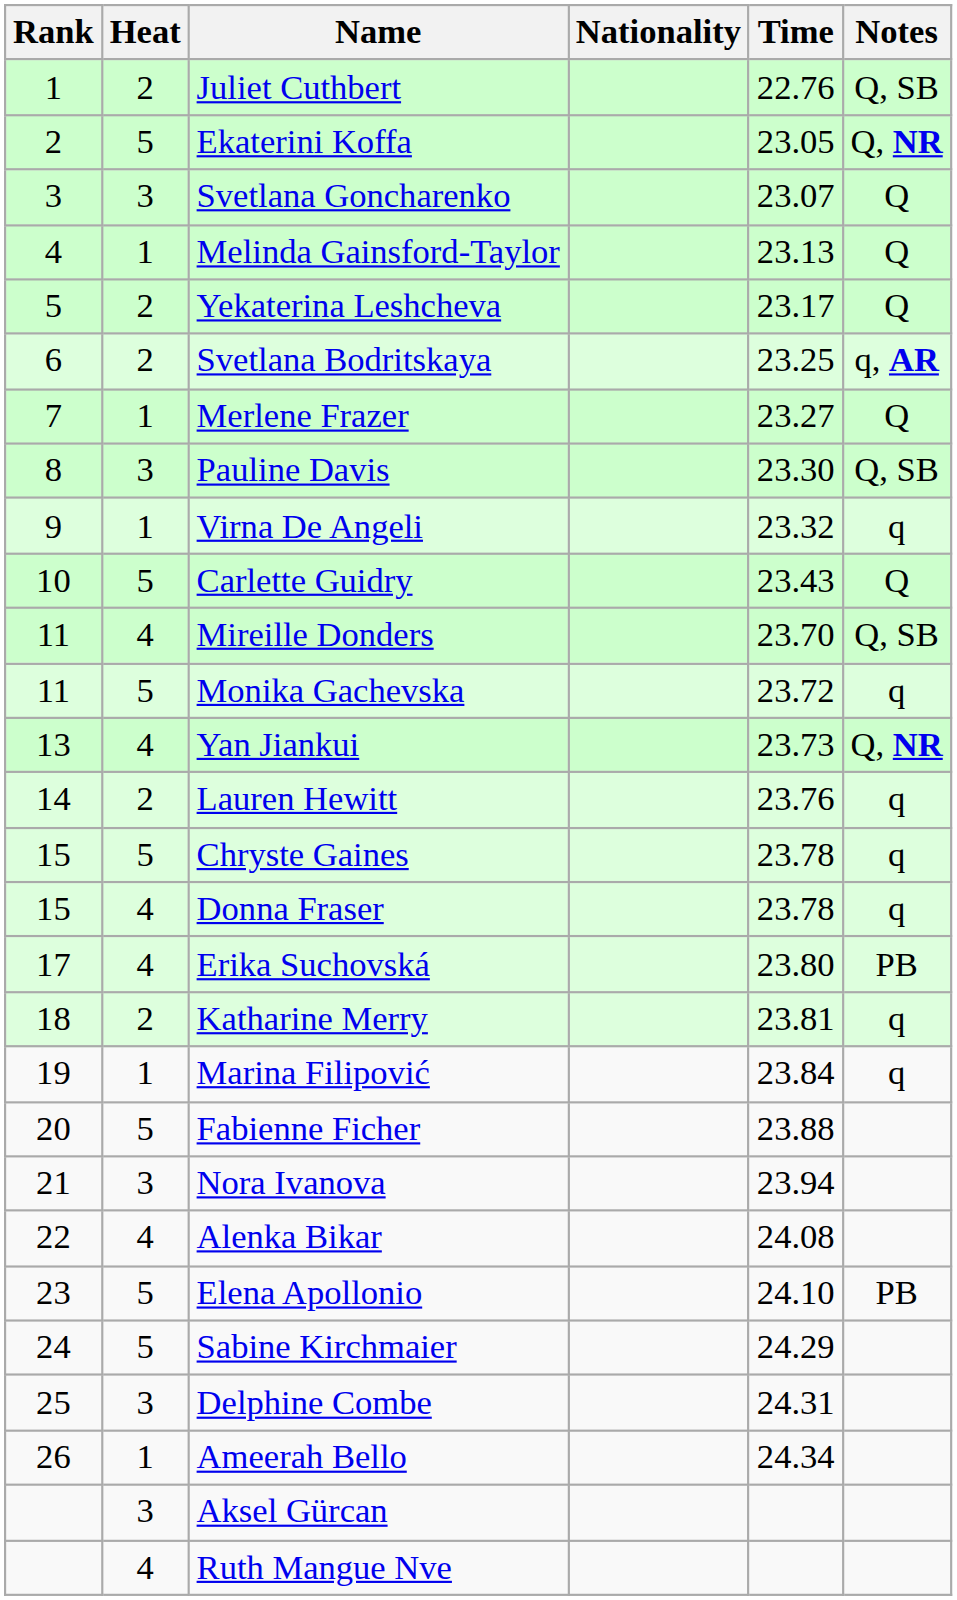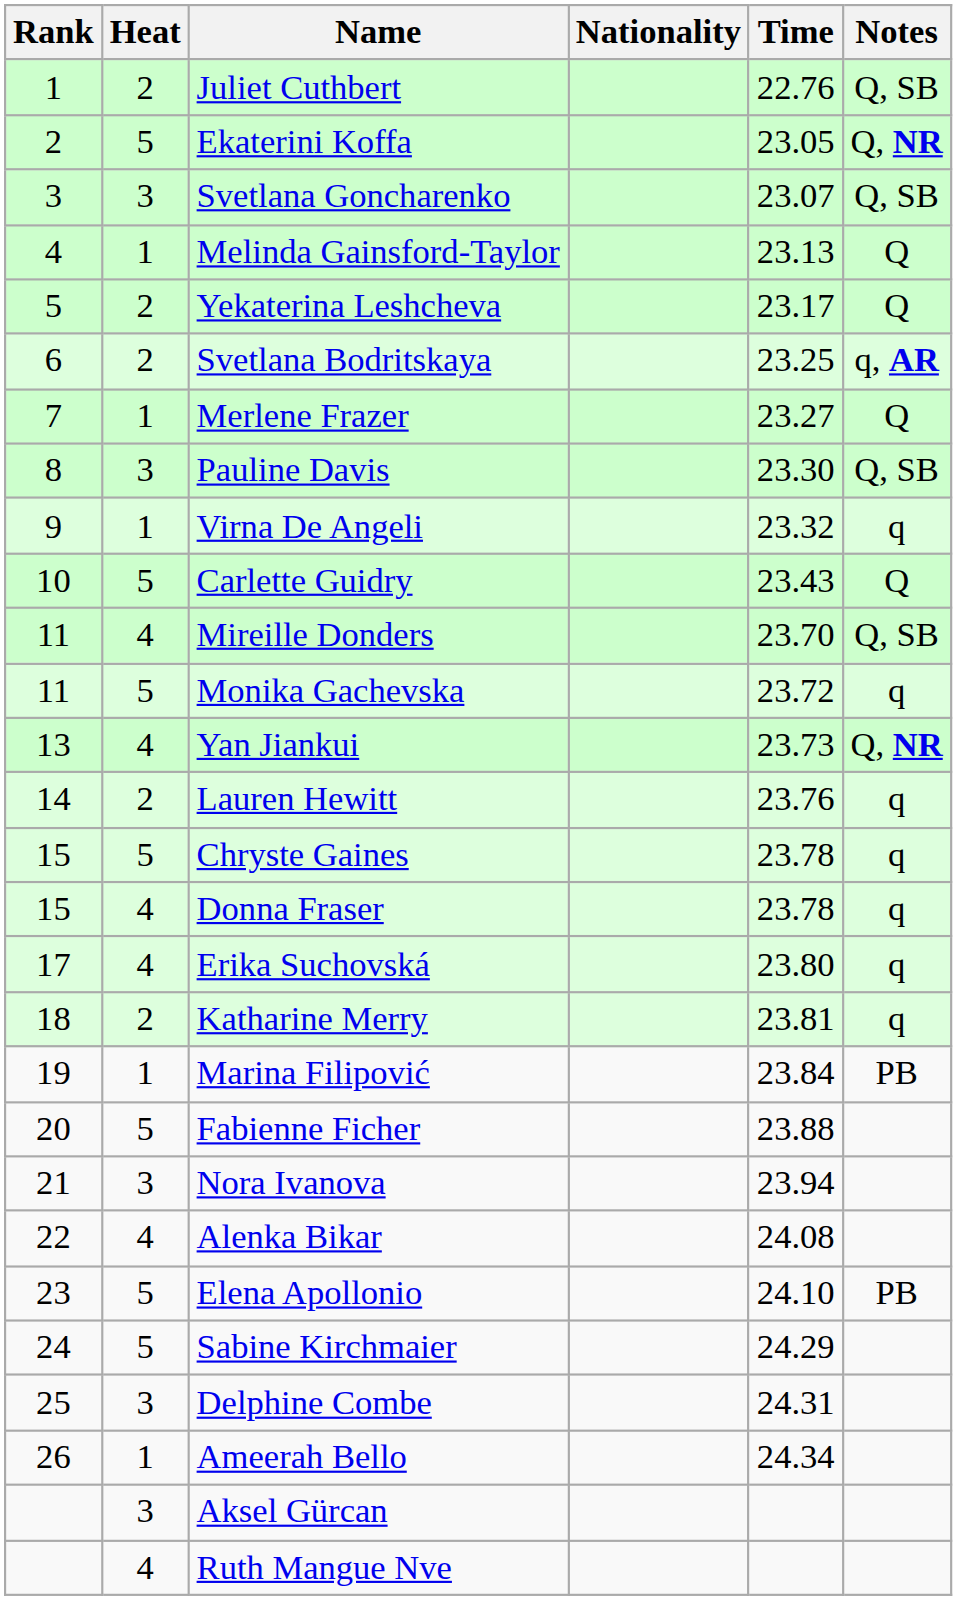(897, 196) Q -> (897, 196) Q, SB
(897, 963) PB -> (897, 963) q
(897, 1073) q -> (897, 1073) PB
